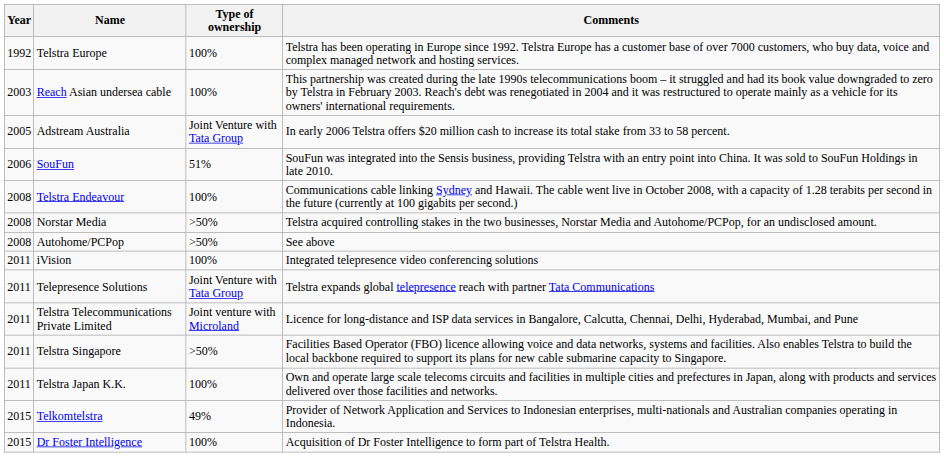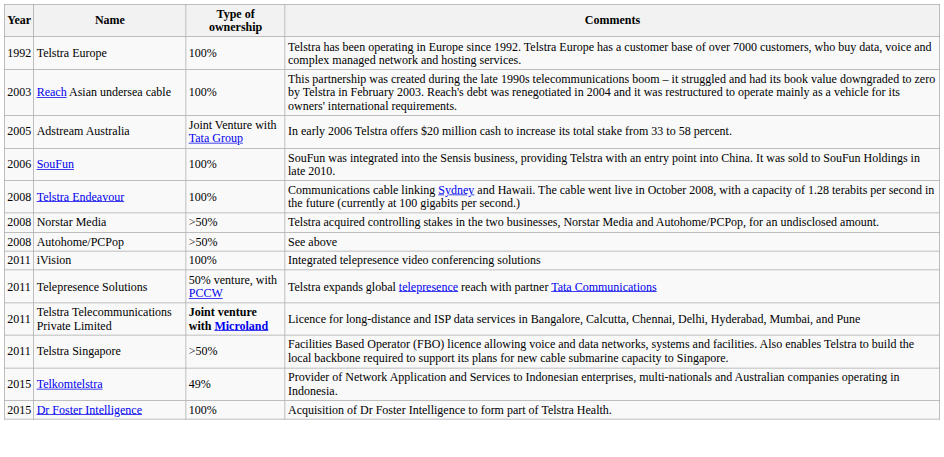(200, 164) 51% -> (203, 164) 100%
(233, 286) Joint Venture with Tata Group -> (233, 286) 50% venture, with PCCW
(232, 319) normal -> (228, 319) bold
- row: (81, 384)
